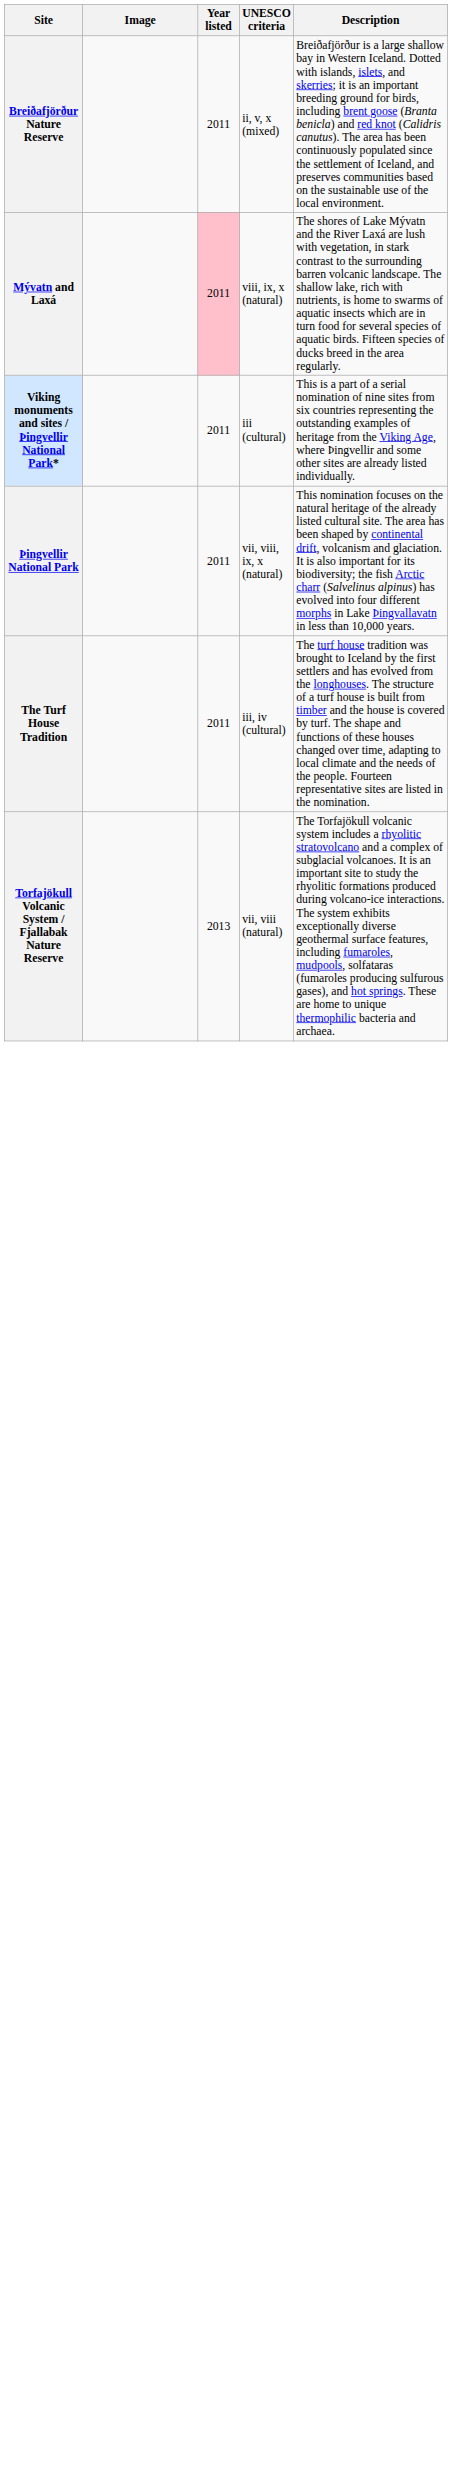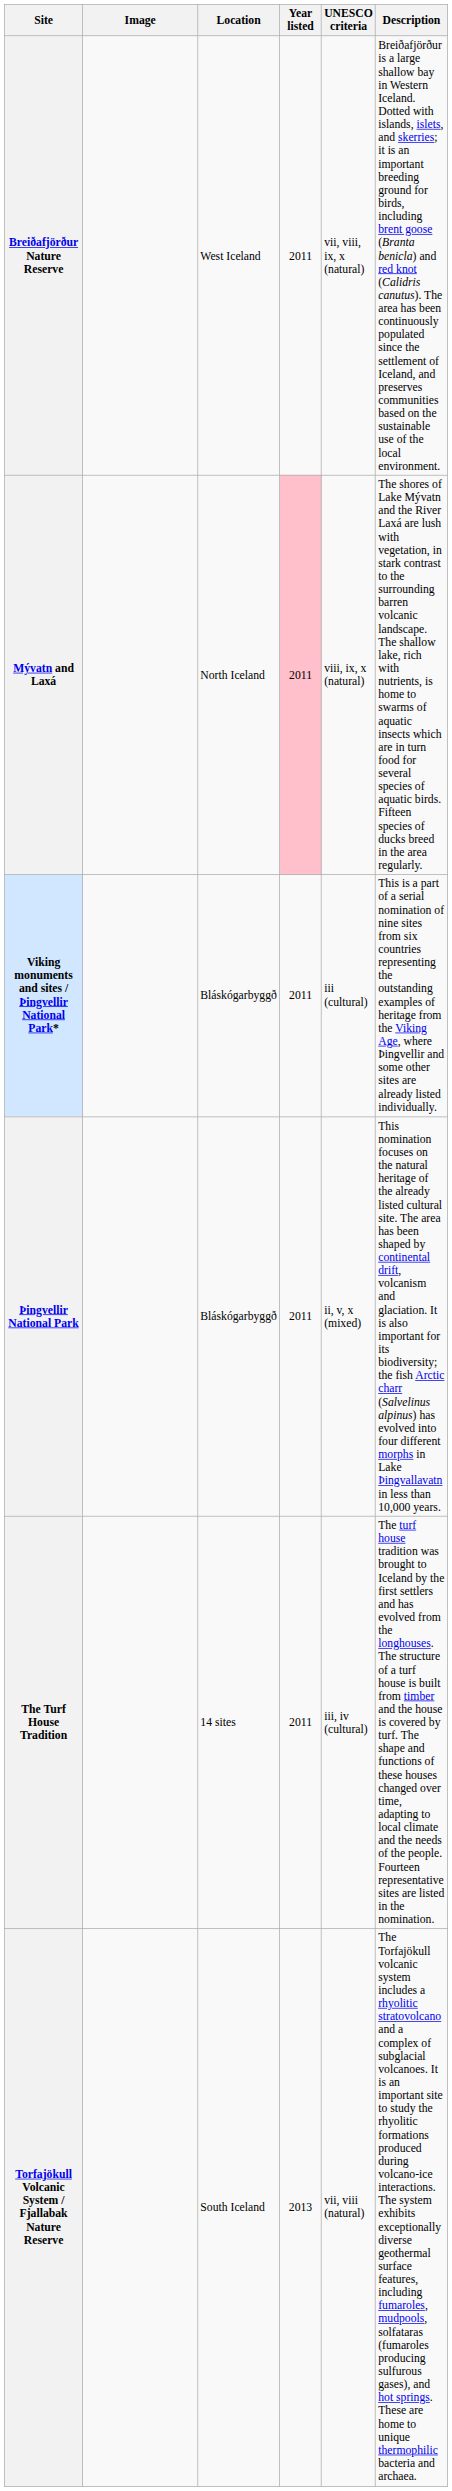+ column: (239, 20)
(261, 124) ii, v, x (mixed) -> (344, 255) vii, viii, ix, x (natural)
(262, 560) vii, viii, ix, x (natural) -> (343, 1316) ii, v, x (mixed)
